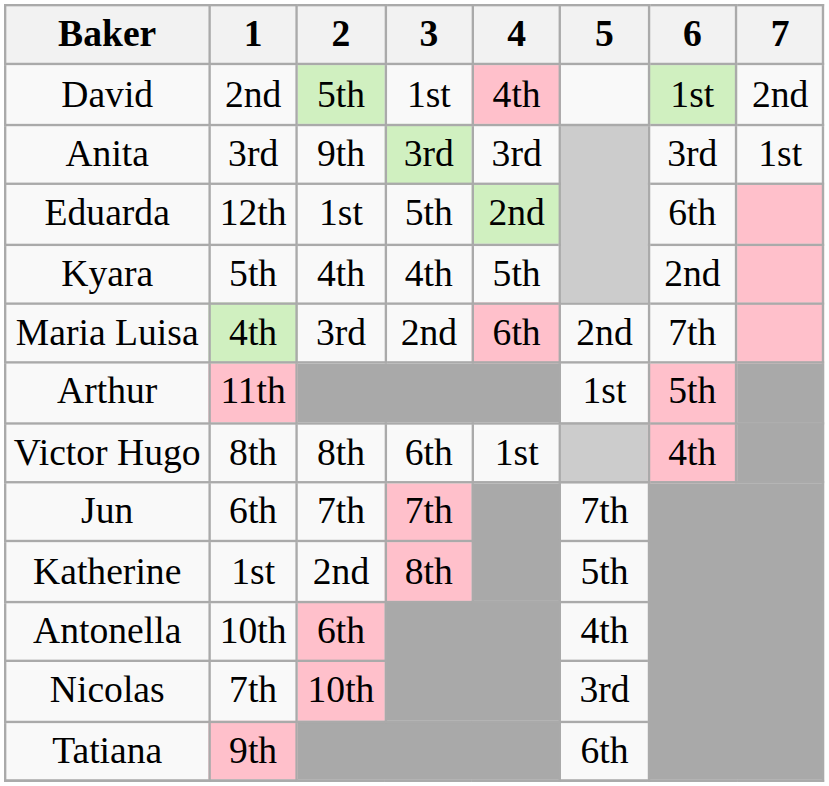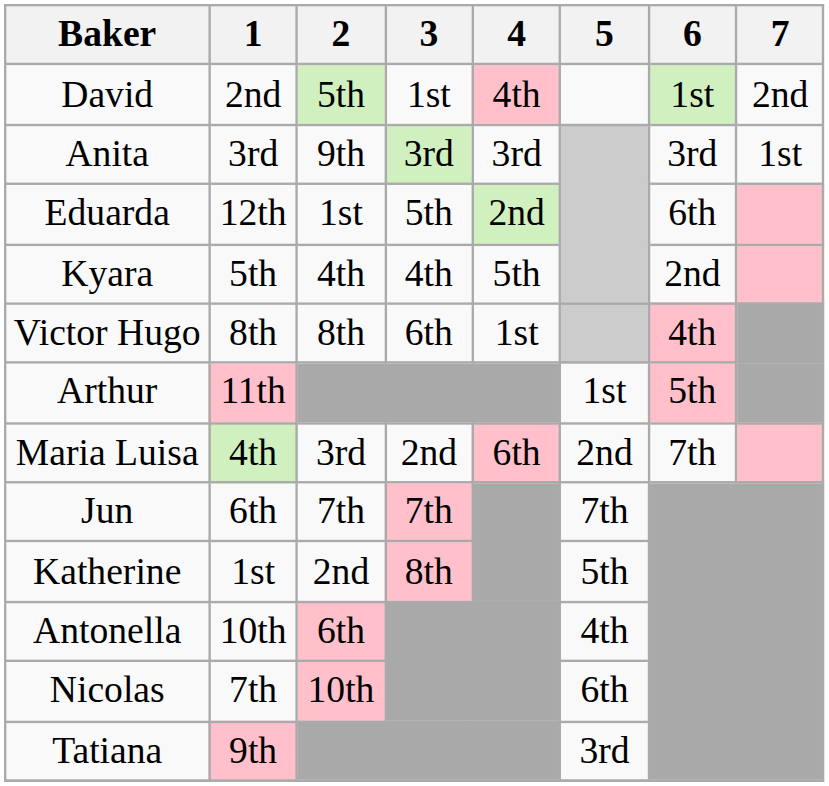rows swapped: (107, 332) <-> (107, 451)
(604, 690) 3rd -> (604, 690) 6th
(604, 749) 6th -> (604, 749) 3rd
